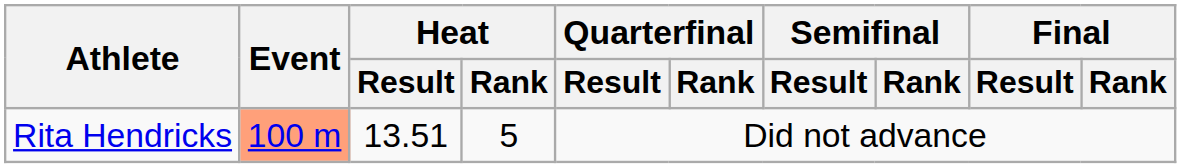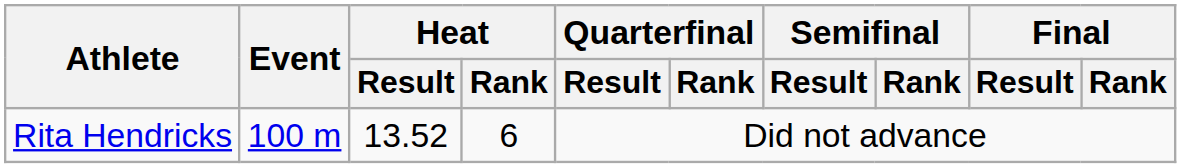(295, 136) lightsalmon background -> (295, 136) no background
(406, 136) 13.51 -> (406, 136) 13.52
(509, 136) 5 -> (509, 136) 6
